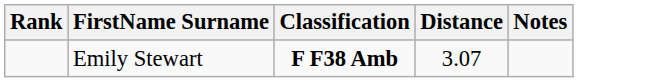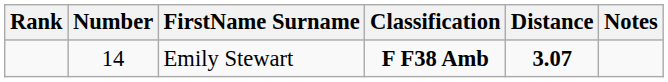+ column: (113, 22)
(462, 58) normal -> (552, 58) bold
